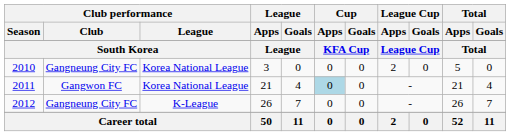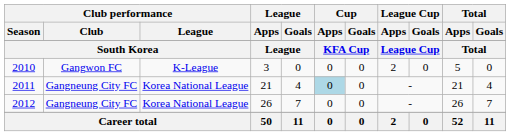(91, 67) Gangneung City FC -> (91, 67) Gangwon FC
(195, 67) Korea National League -> (195, 67) K-League
(91, 85) Gangwon FC -> (91, 85) Gangneung City FC
(195, 103) K-League -> (195, 103) Korea National League
